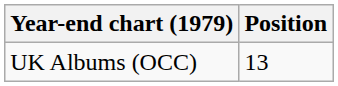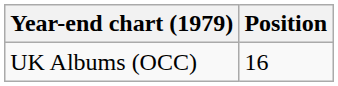(256, 61) 13 -> (256, 61) 16
